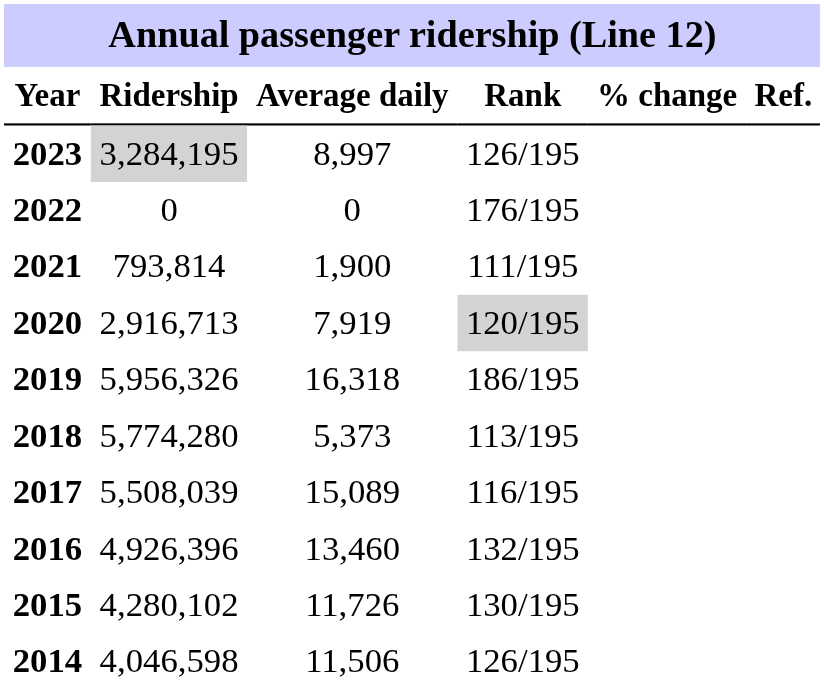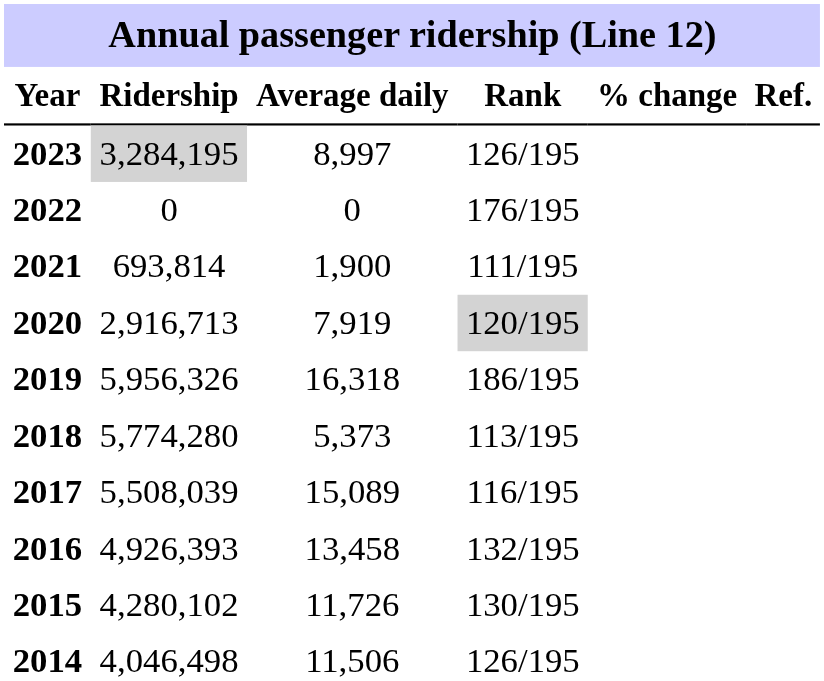(169, 265) 793,814 -> (169, 265) 693,814
(169, 548) 4,926,396 -> (169, 548) 4,926,393
(352, 548) 13,460 -> (352, 548) 13,458
(169, 660) 4,046,598 -> (169, 660) 4,046,498
